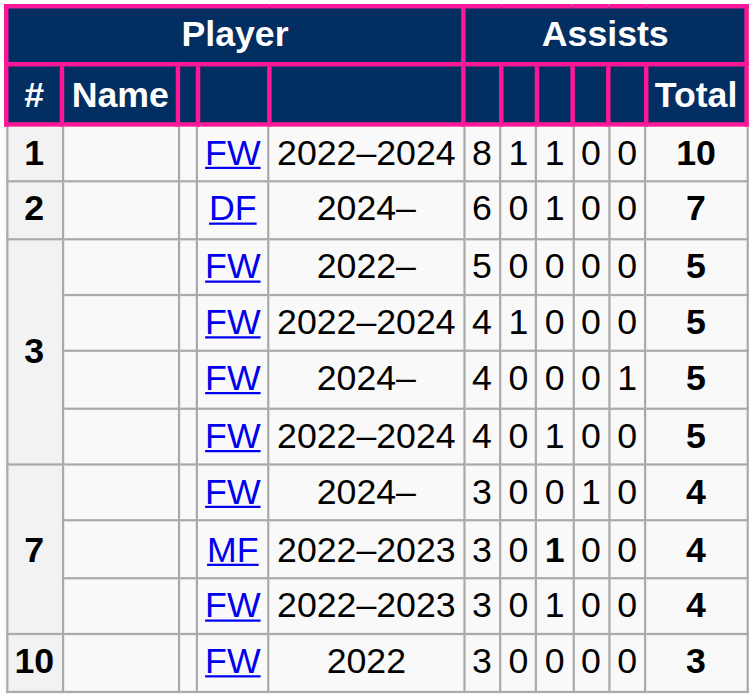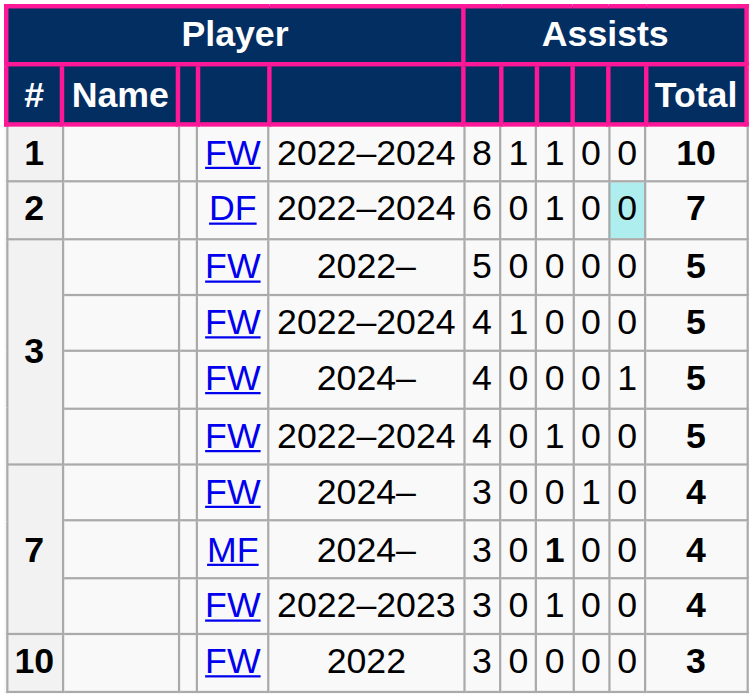(366, 209) 2024– -> (366, 209) 2022–2024
(627, 209) no background -> (627, 209) paleturquoise background
(366, 548) 2022–2023 -> (366, 548) 2024–
